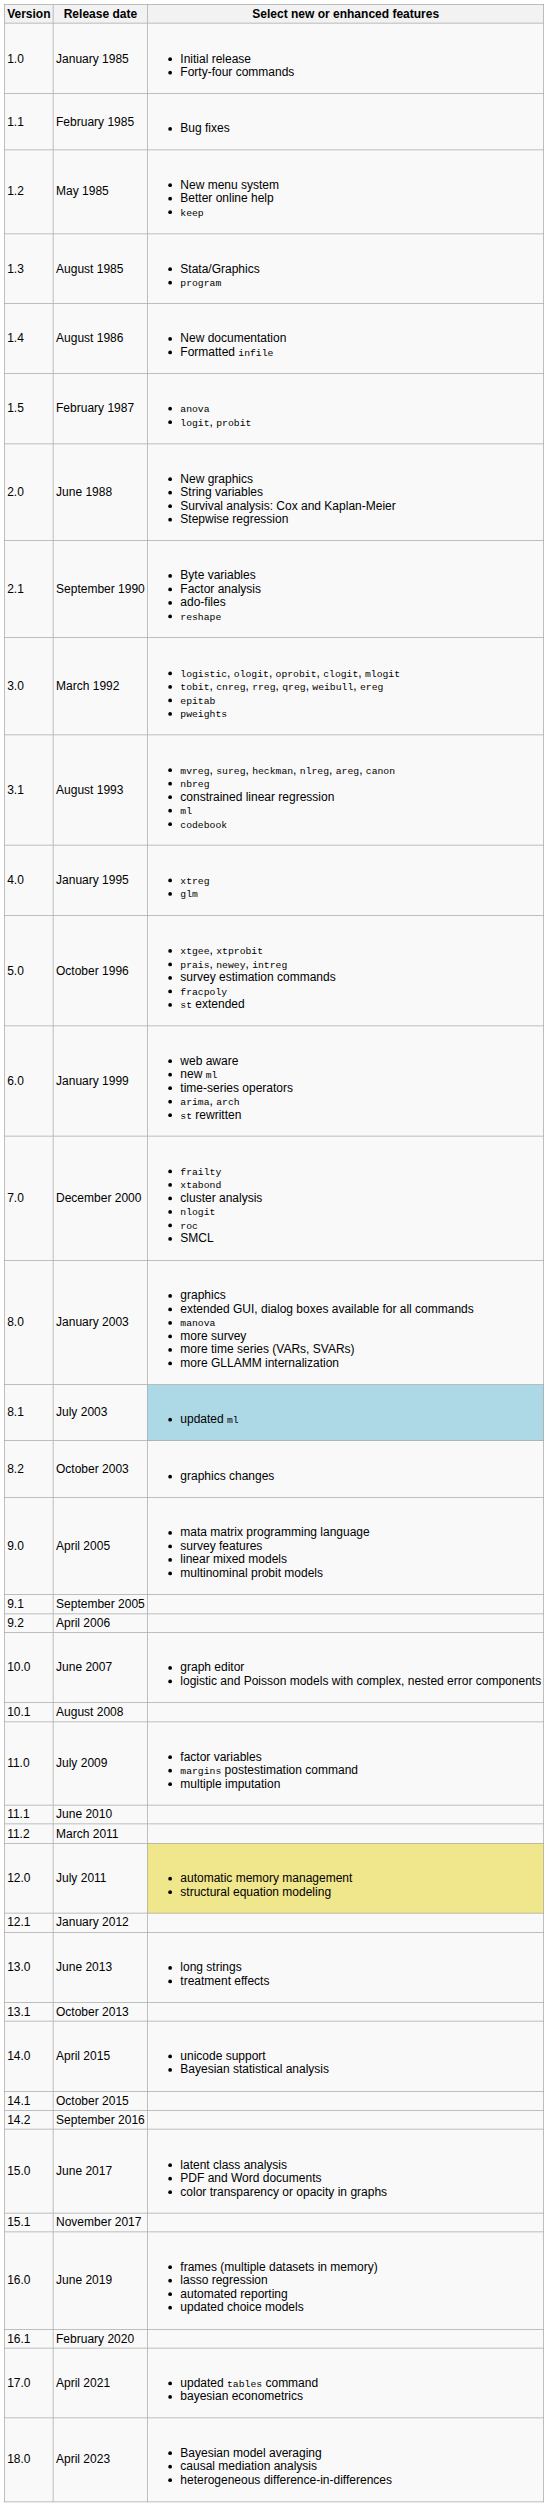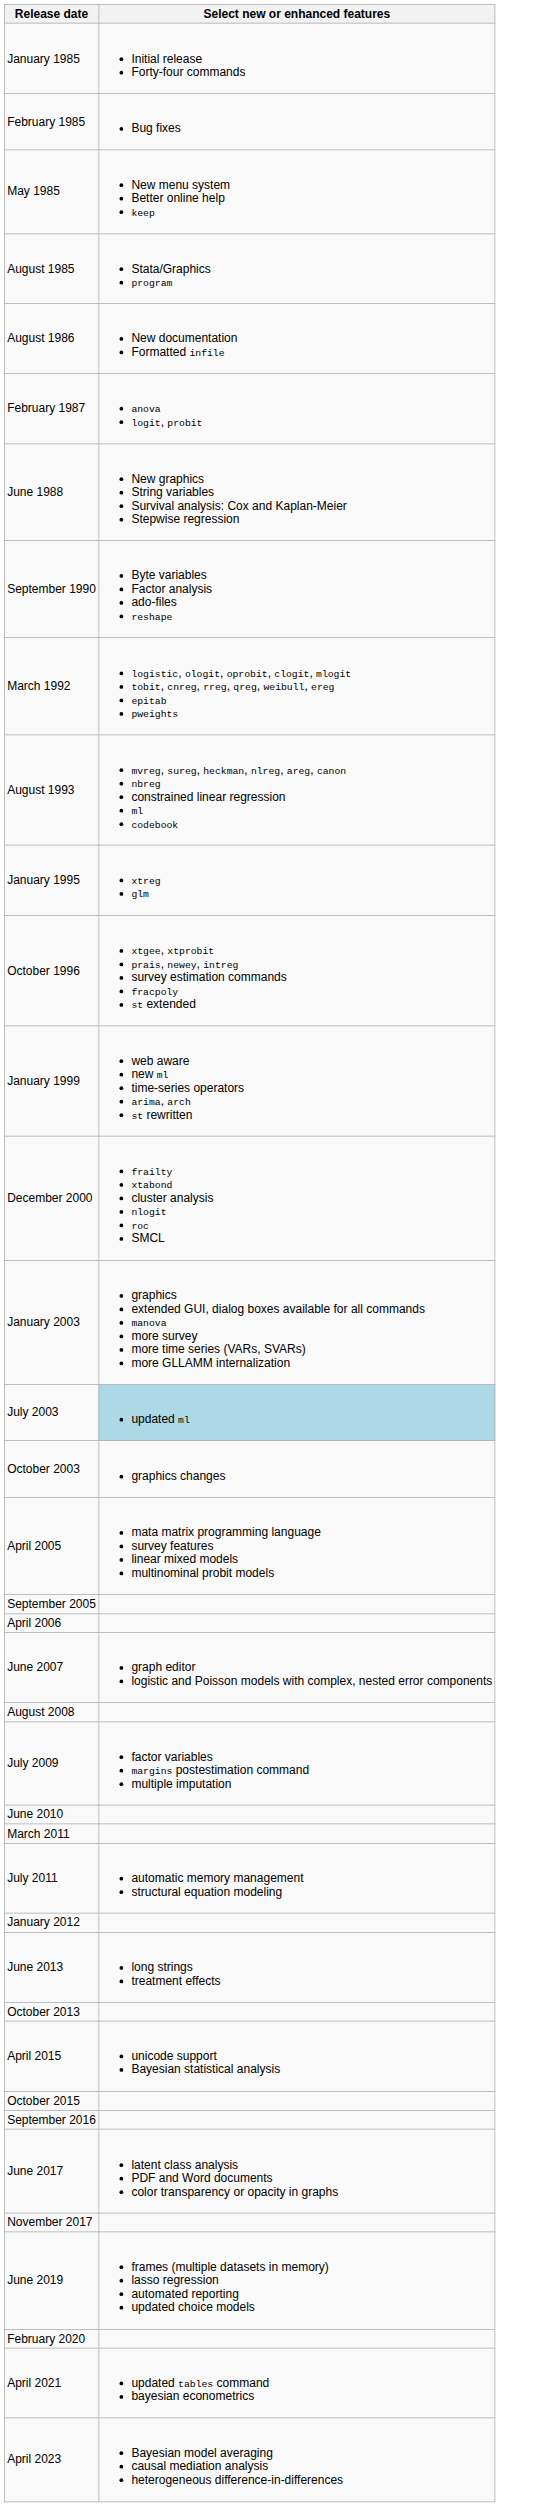- column: (29, 14)
(346, 1885) khaki background -> (297, 1885) no background
